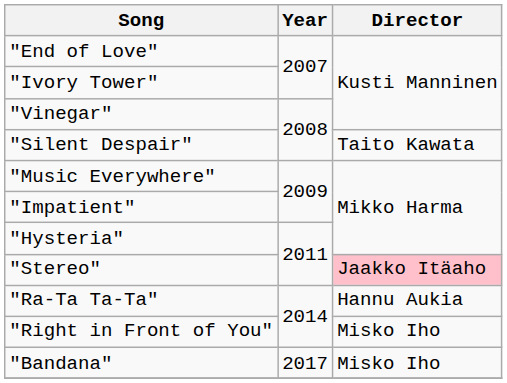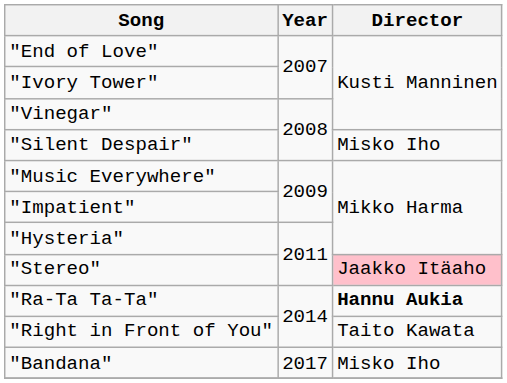(406, 145) Taito Kawata -> (389, 145) Misko Iho
(400, 301) normal -> (400, 301) bold
(389, 332) Misko Iho -> (406, 332) Taito Kawata
